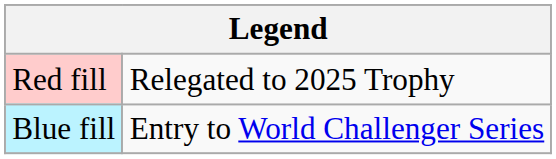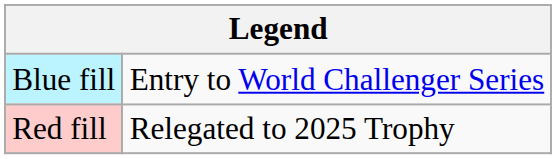rows swapped: (64, 128) <-> (59, 78)
